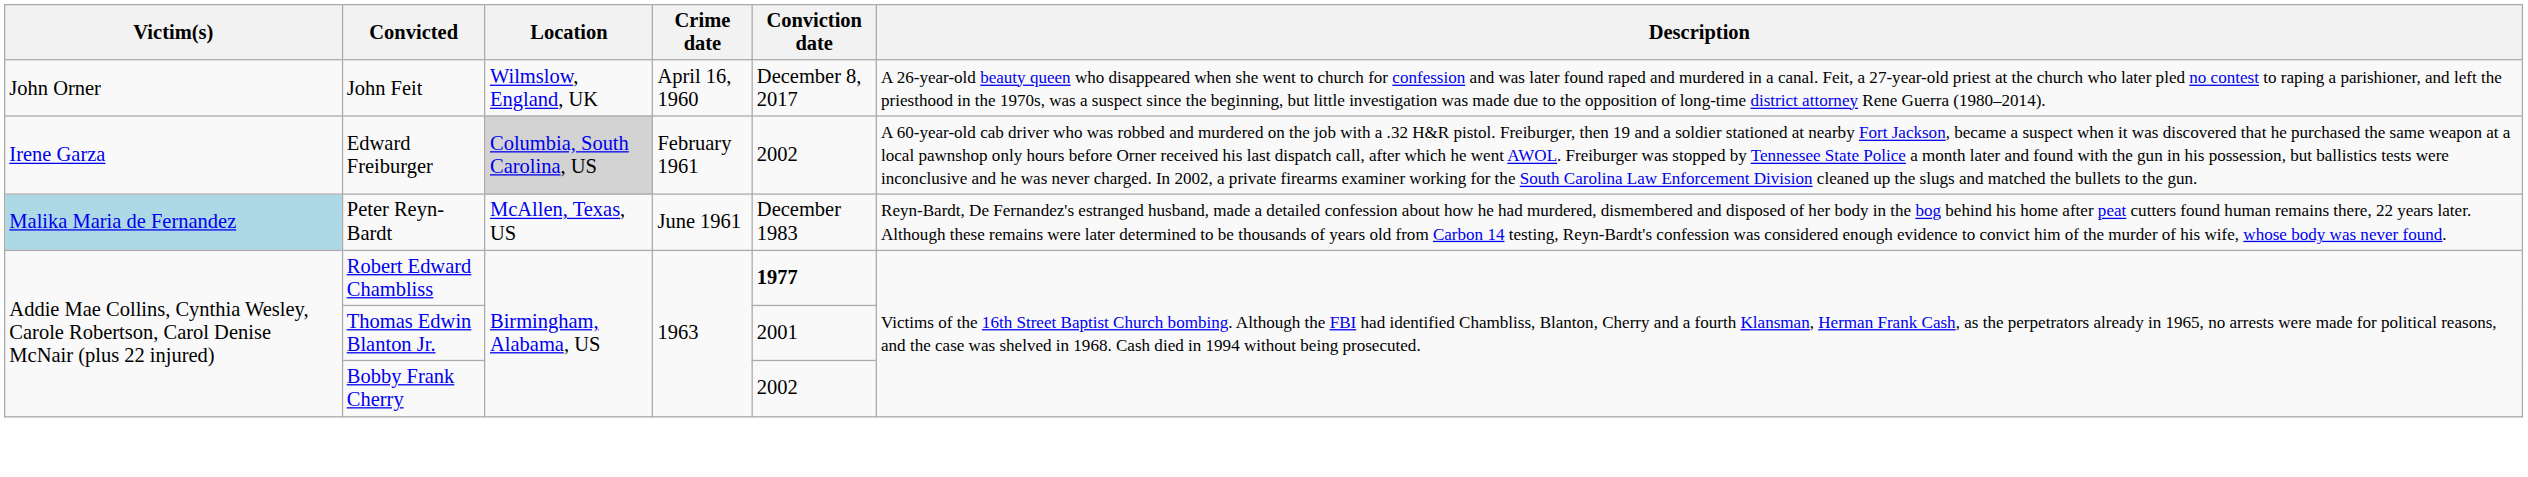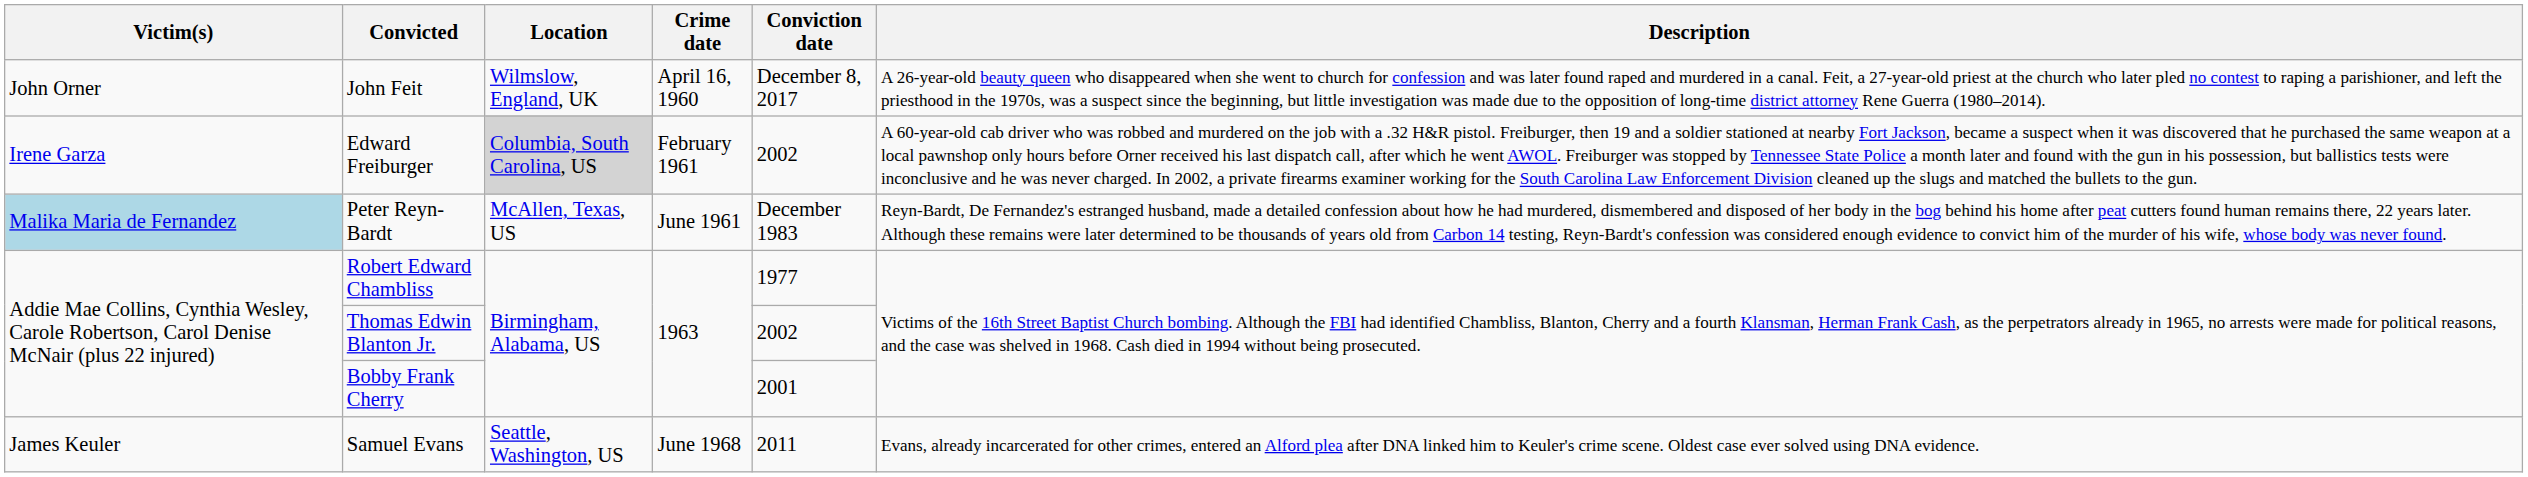(777, 277) bold -> (777, 277) normal
(777, 332) 2001 -> (777, 332) 2002
(777, 388) 2002 -> (777, 388) 2001
+ row: (405, 443)
